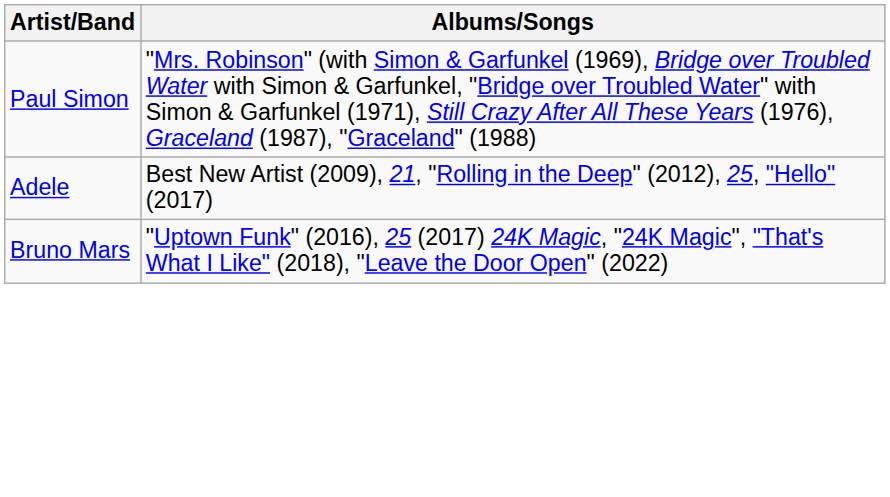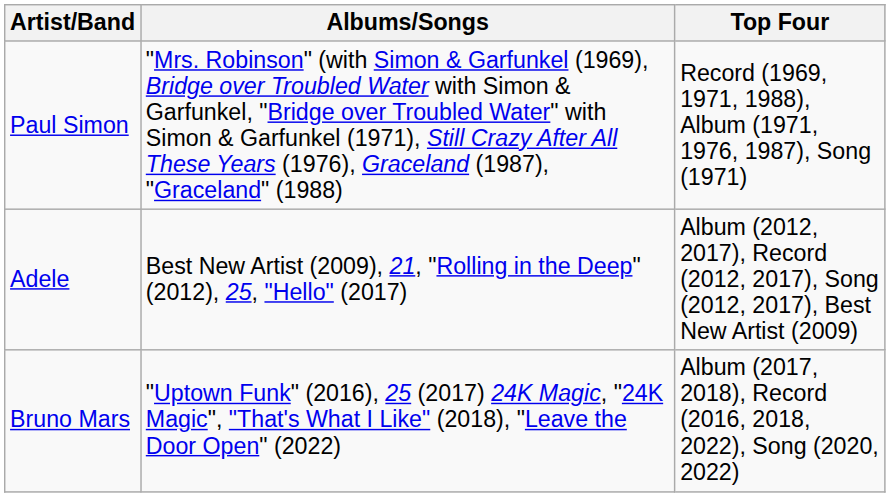+ column: (780, 22)
